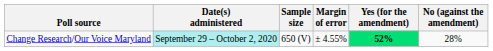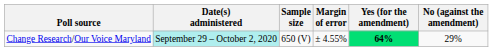(384, 39) 52% -> (384, 39) 64%
(453, 39) 28% -> (453, 39) 29%
